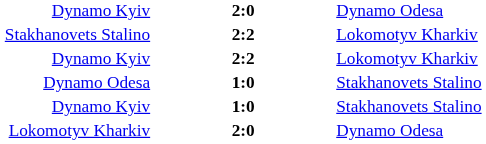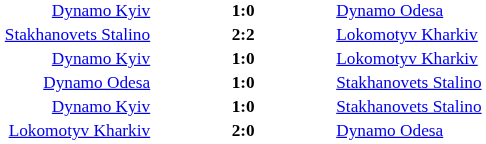(243, 10) 2:0 -> (243, 10) 1:0
(243, 58) 2:2 -> (243, 58) 1:0
